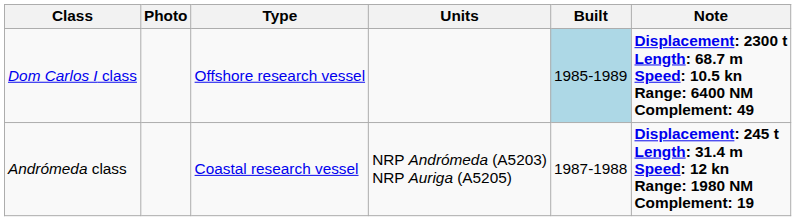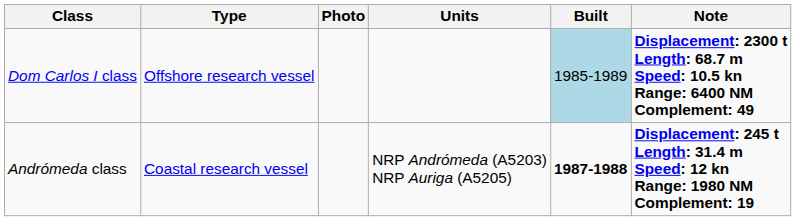columns swapped: (166, 16) <-> (280, 16)
(591, 169) normal -> (591, 169) bold
